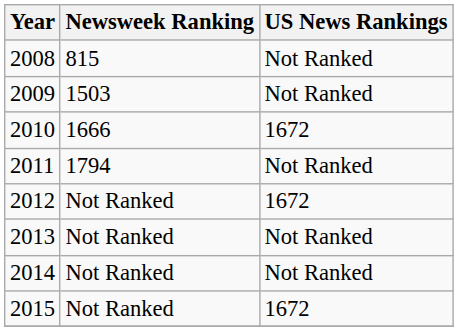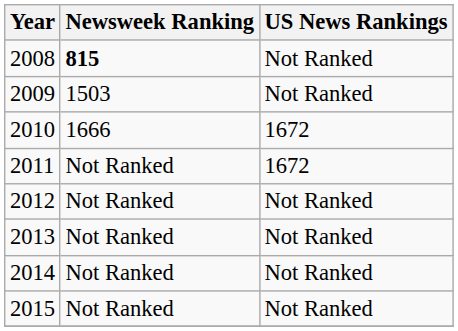(82, 58) normal -> (82, 58) bold
(88, 165) 1794 -> (120, 165) Not Ranked
(319, 165) Not Ranked -> (287, 165) 1672
(287, 201) 1672 -> (319, 201) Not Ranked
(287, 308) 1672 -> (319, 308) Not Ranked
